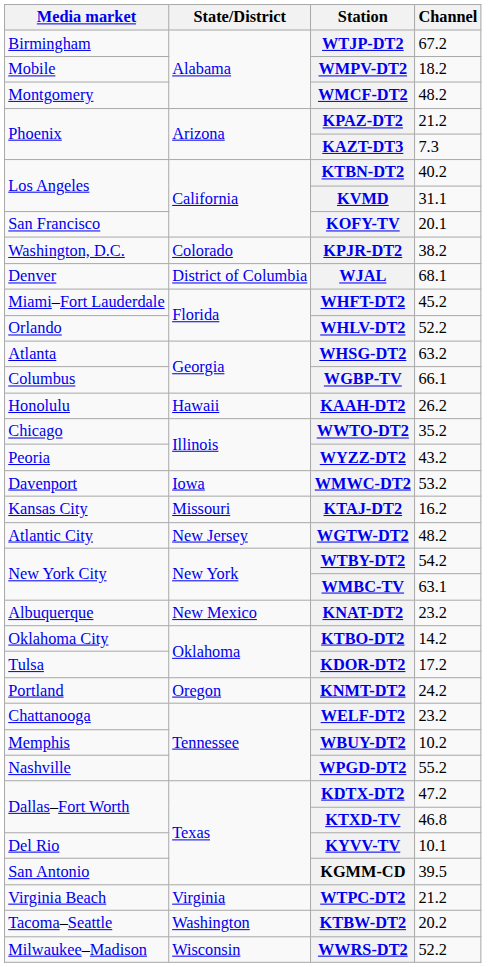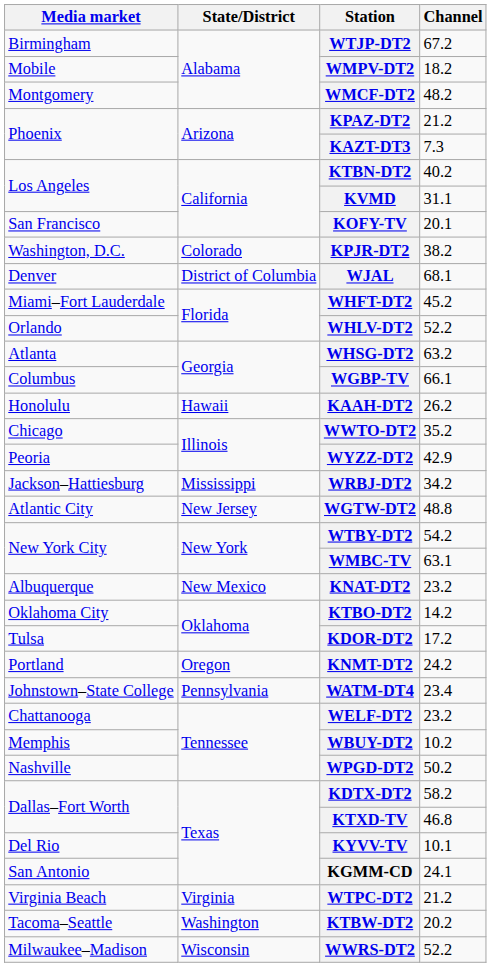(433, 457) 43.2 -> (438, 457) 42.9
- row: (363, 483)
+ row: (370, 483)
- row: (363, 509)
(433, 535) 48.2 -> (438, 509) 48.8
+ row: (370, 690)
(433, 768) 55.2 -> (438, 768) 50.2
(433, 793) 47.2 -> (438, 793) 58.2
(433, 871) 39.5 -> (438, 871) 24.1
